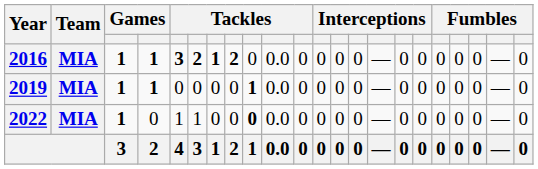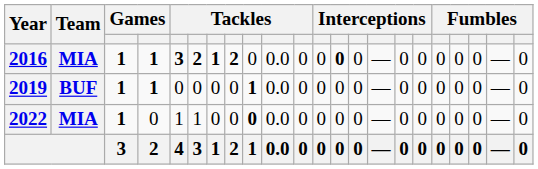(340, 58) normal -> (340, 58) bold
(78, 88) MIA -> (78, 88) BUF
